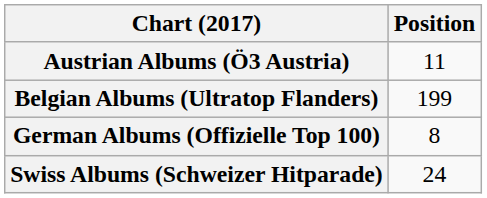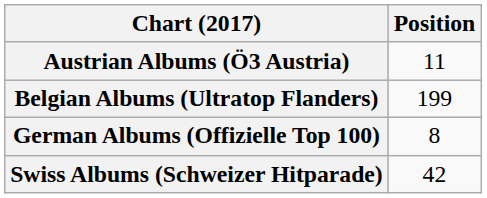(434, 173) 24 -> (434, 173) 42
